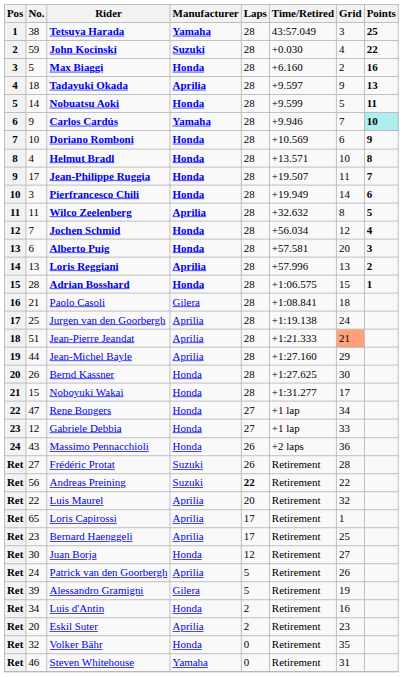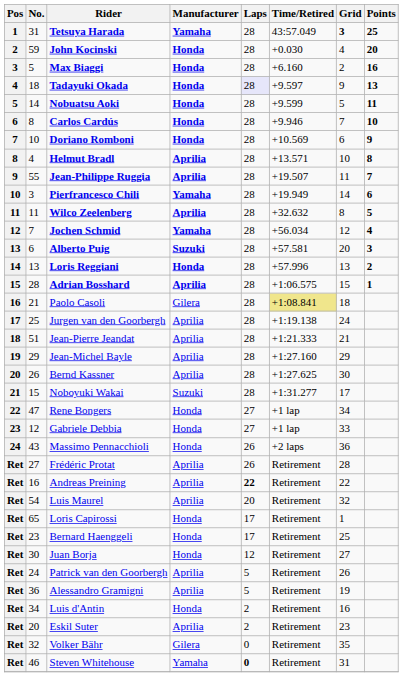(34, 31) 38 -> (34, 31) 31
(342, 31) normal -> (342, 31) bold
(189, 49) Suzuki -> (188, 49) Honda
(372, 49) 22 -> (372, 49) 20
(189, 85) Aprilia -> (188, 85) Honda
(249, 85) no background -> (249, 85) lavender background
(31, 121) 9 -> (31, 121) 8
(192, 121) Yamaha -> (188, 121) Honda
(372, 121) paleturquoise background -> (372, 121) no background
(188, 158) Honda -> (189, 158) Aprilia
(34, 176) 17 -> (34, 176) 55
(188, 176) Honda -> (189, 176) Aprilia
(188, 194) Honda -> (192, 194) Yamaha
(188, 230) Honda -> (192, 230) Yamaha
(188, 248) Honda -> (189, 248) Suzuki
(189, 266) Aprilia -> (188, 266) Honda
(188, 284) Honda -> (189, 284) Aprilia
(294, 302) no background -> (294, 302) khaki background
(345, 338) lightsalmon background -> (345, 338) no background
(34, 356) 44 -> (34, 356) 29
(187, 374) Honda -> (188, 374) Aprilia
(187, 392) Honda -> (188, 392) Suzuki
(188, 464) Suzuki -> (188, 464) Aprilia
(34, 482) 56 -> (34, 482) 16
(188, 482) Suzuki -> (188, 482) Aprilia
(34, 500) 22 -> (34, 500) 54
(188, 518) Aprilia -> (187, 518) Honda
(188, 537) Aprilia -> (187, 537) Honda
(34, 591) 39 -> (34, 591) 36
(186, 591) Gilera -> (188, 591) Aprilia
(187, 645) Honda -> (186, 645) Gilera
(246, 663) normal -> (246, 663) bold
